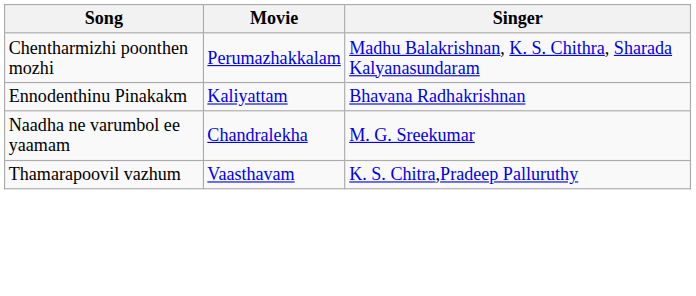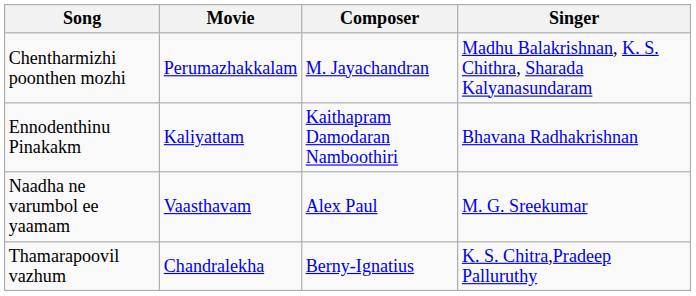+ column: (380, 18)
(258, 135) Chandralekha -> (207, 206) Vaasthavam
(251, 174) Vaasthavam -> (214, 265) Chandralekha
